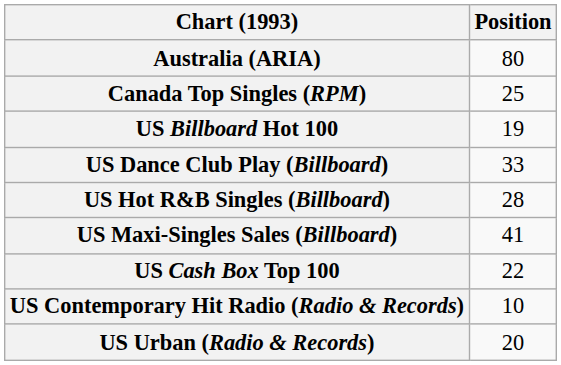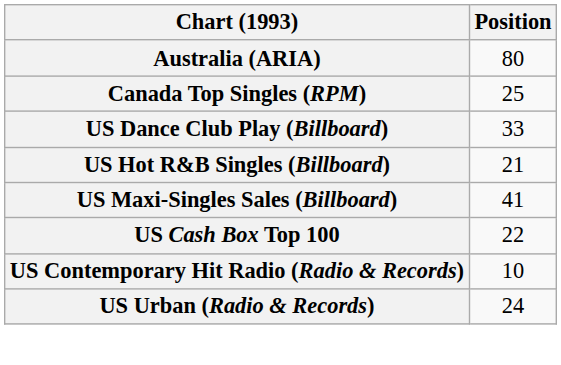- row: (237, 128)
(513, 199) 28 -> (513, 164) 21
(513, 341) 20 -> (513, 306) 24
